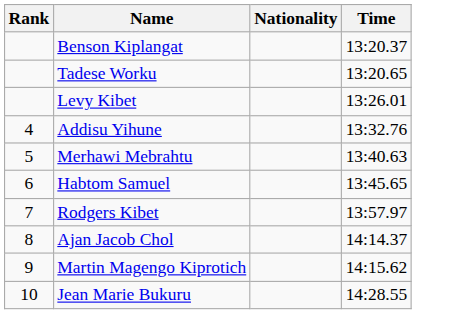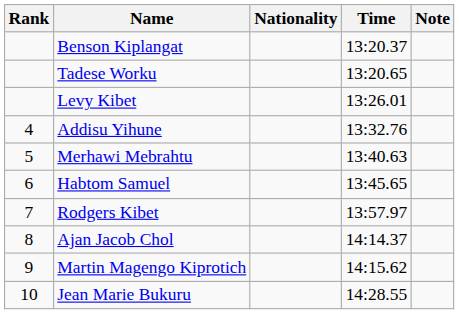+ column: (433, 18)
